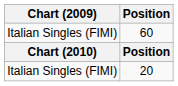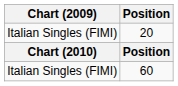rows swapped: (146, 71) <-> (146, 33)
